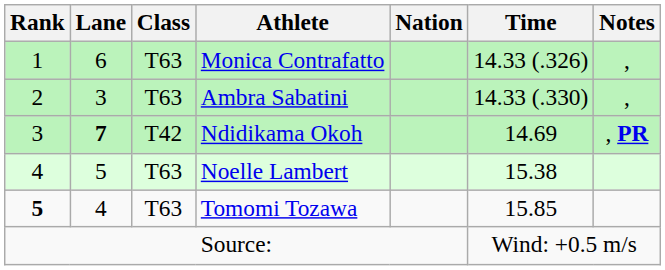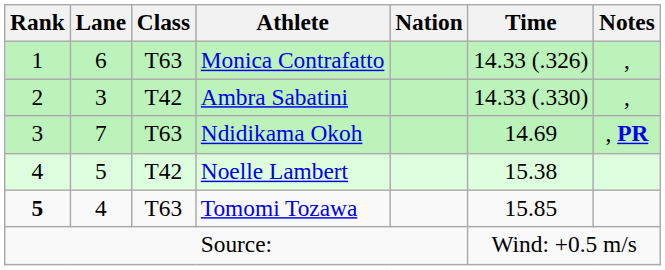(163, 97) T63 -> (163, 97) T42
(101, 134) bold -> (101, 134) normal
(163, 134) T42 -> (163, 134) T63
(163, 171) T63 -> (163, 171) T42
